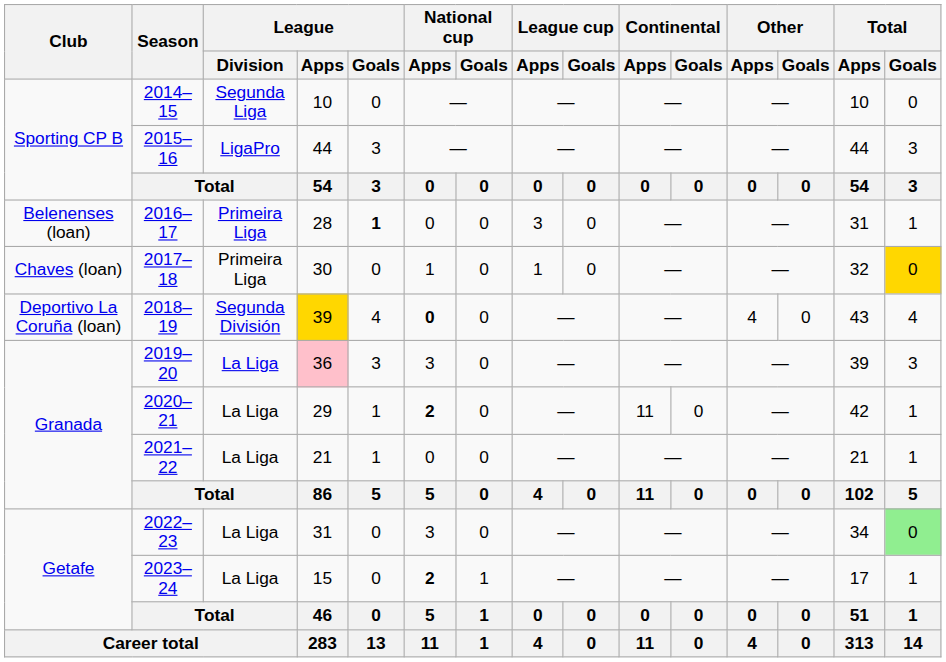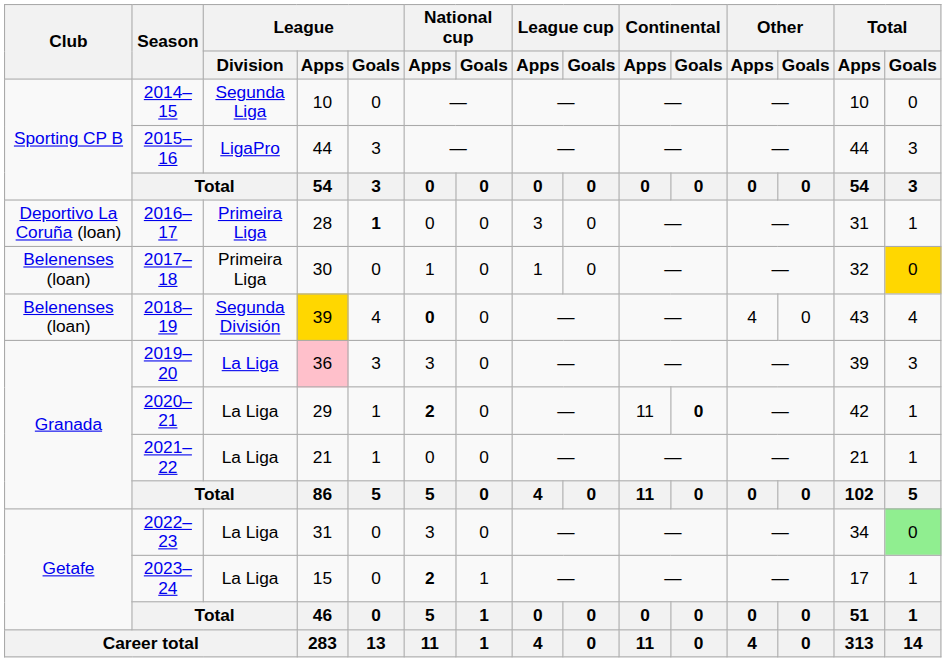(68, 223) Belenenses (loan) -> (68, 223) Deportivo La Coruña (loan)
(68, 270) Chaves (loan) -> (68, 270) Belenenses (loan)
(68, 316) Deportivo La Coruña (loan) -> (68, 316) Belenenses (loan)
(699, 410) normal -> (699, 410) bold
